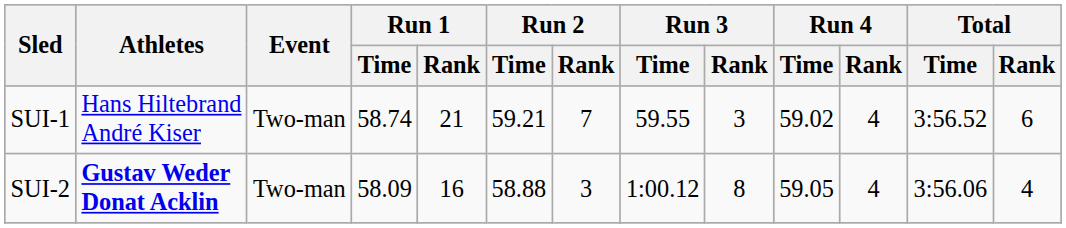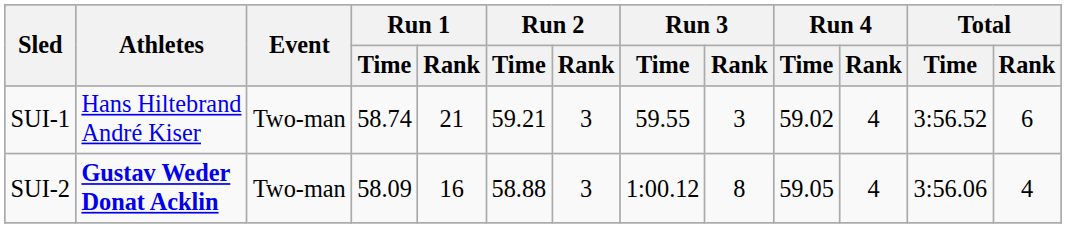(586, 119) 7 -> (586, 119) 3
